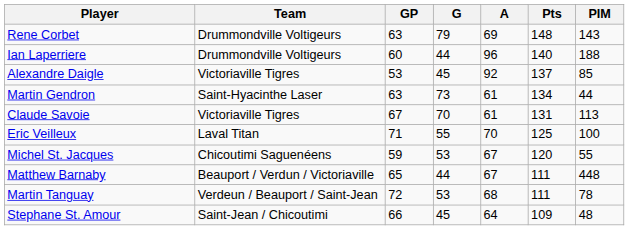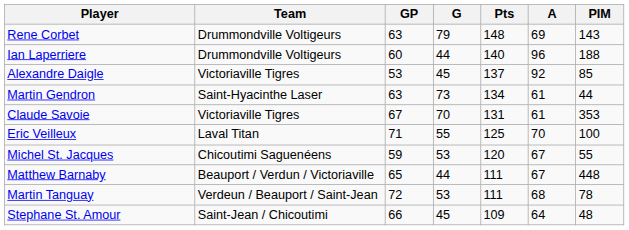columns swapped: (504, 14) <-> (552, 14)
(589, 114) 113 -> (589, 114) 353
